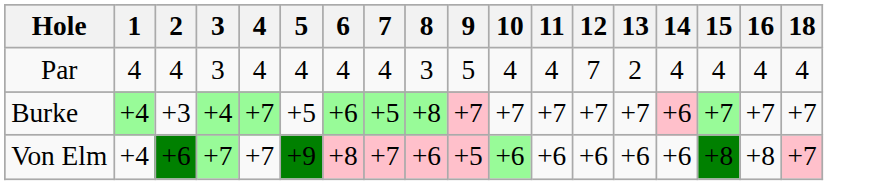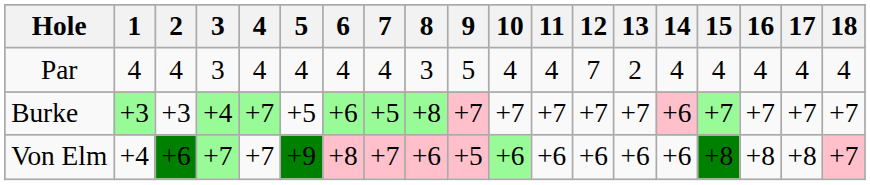+ column: (802, 26)
(134, 112) +4 -> (134, 112) +3
